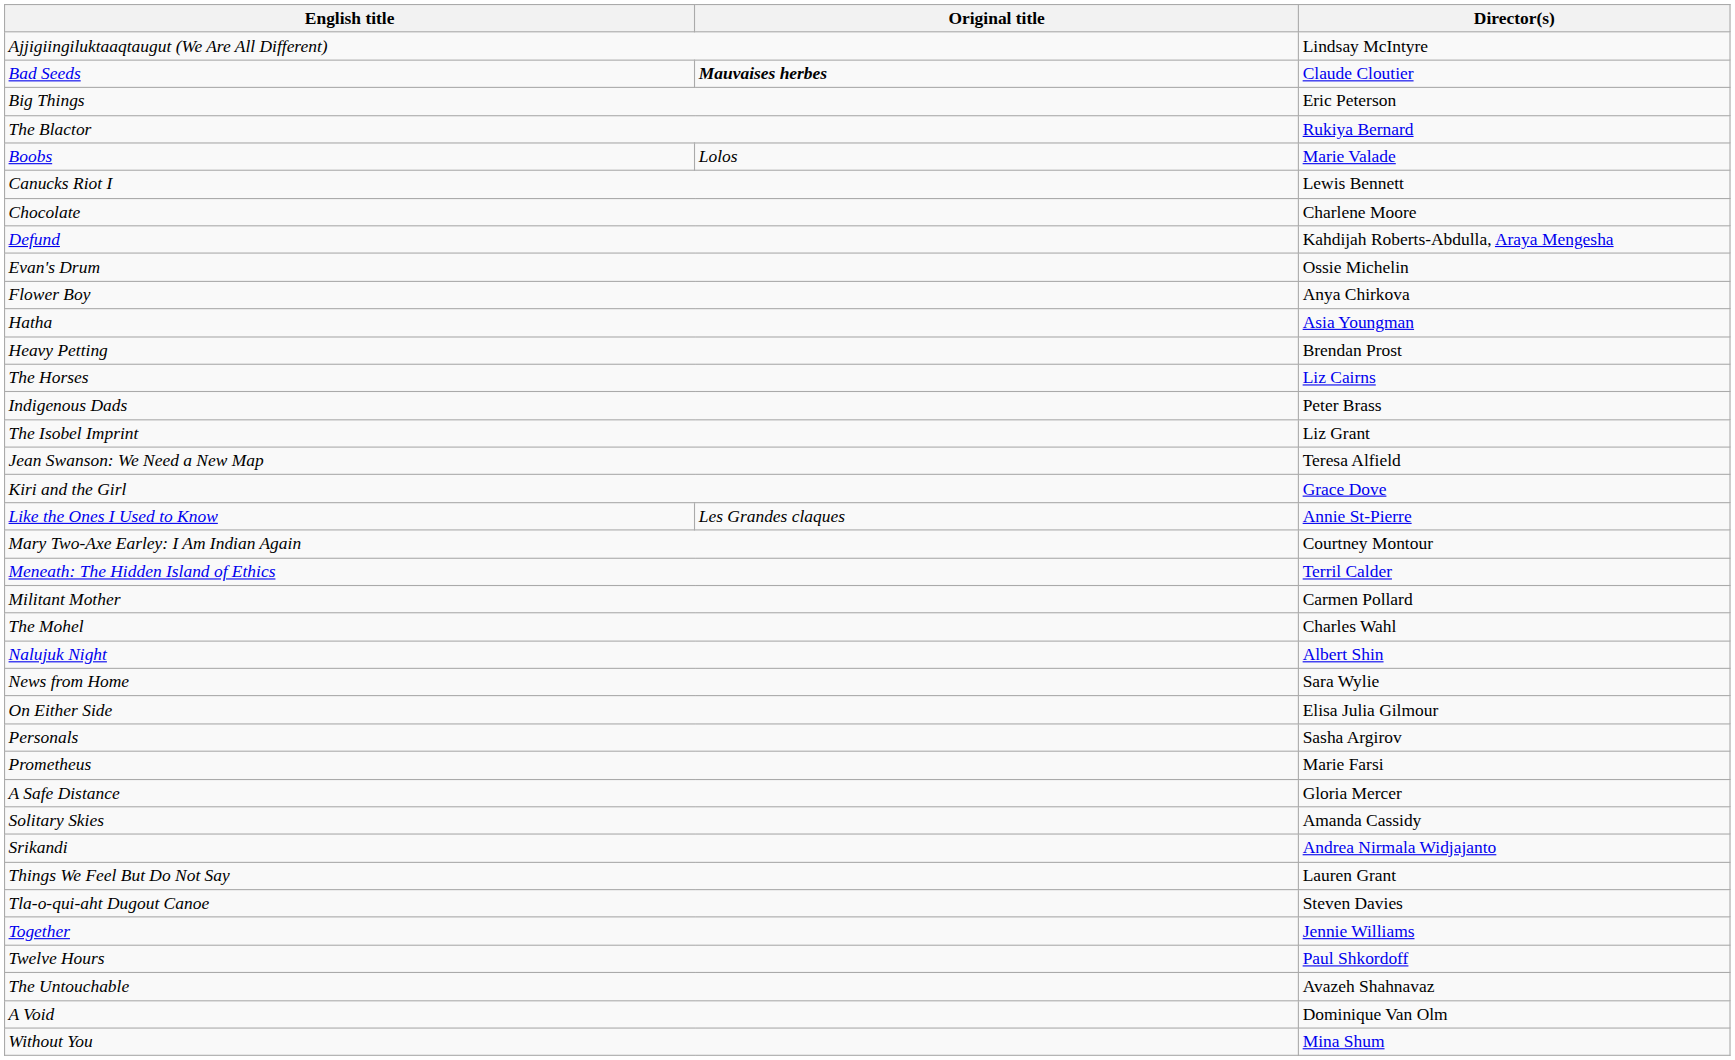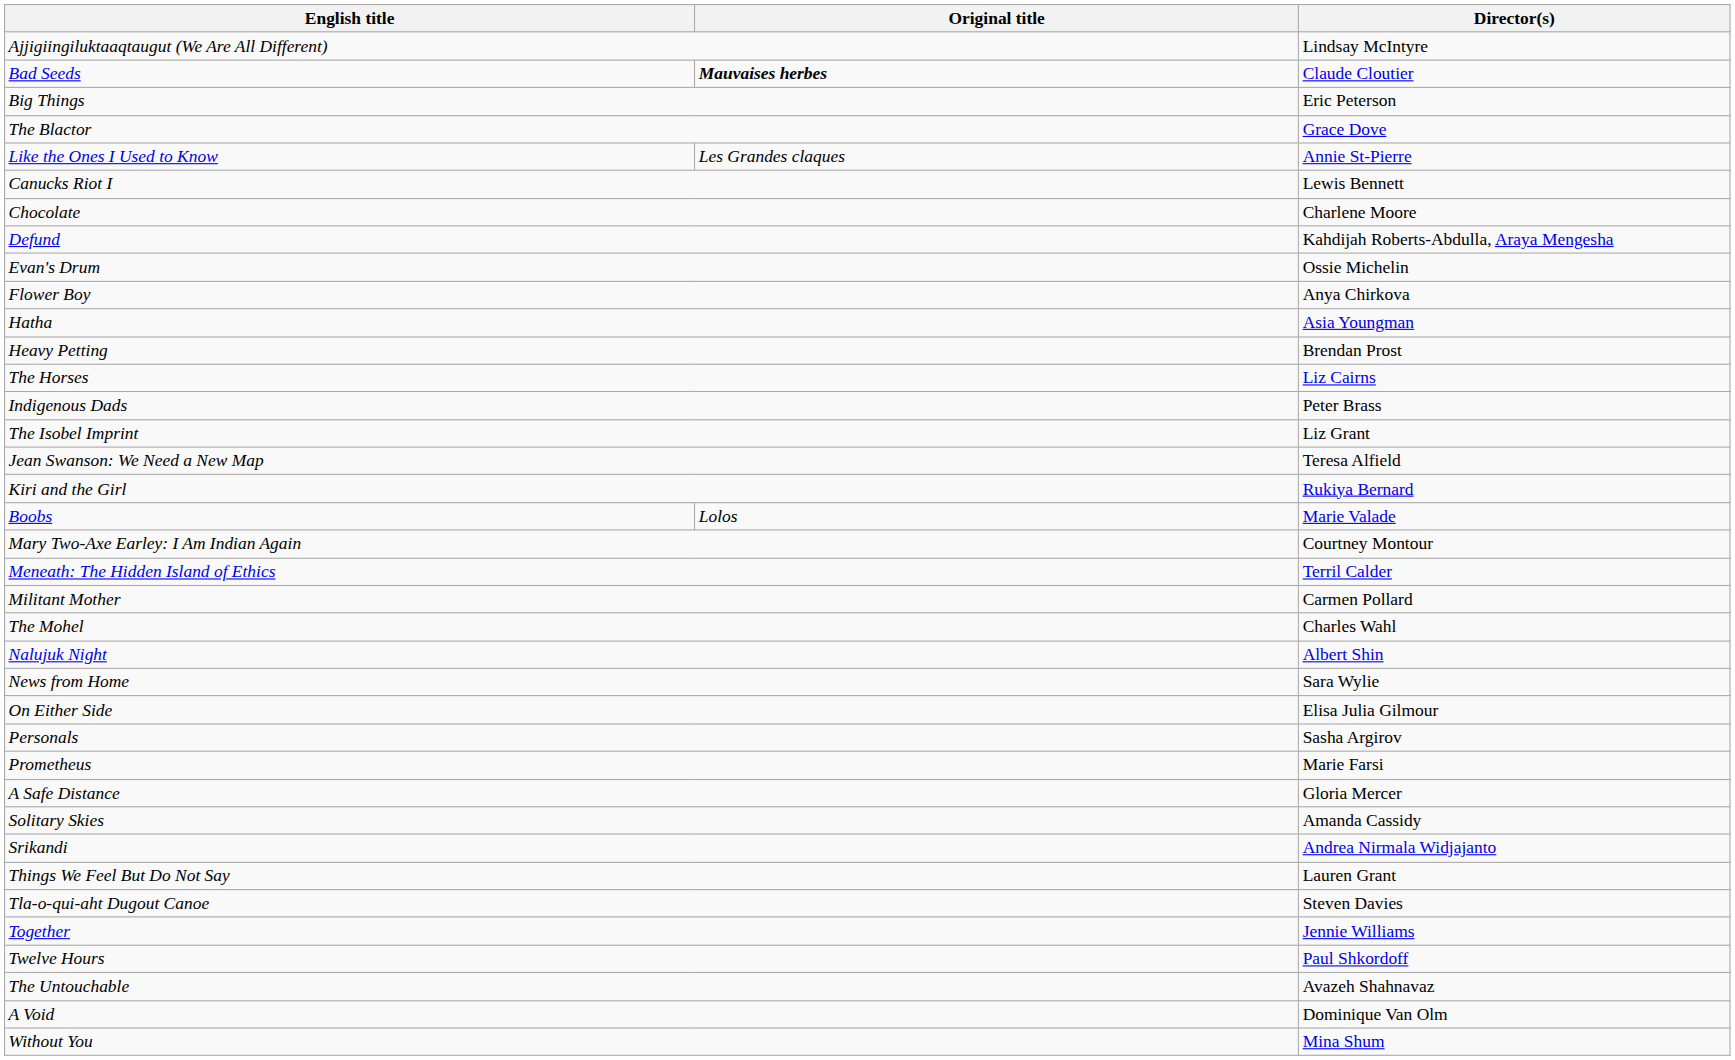(1358, 128) Rukiya Bernard -> (1345, 128) Grace Dove
rows swapped: (30, 156) <-> (113, 516)
(1345, 488) Grace Dove -> (1358, 488) Rukiya Bernard
